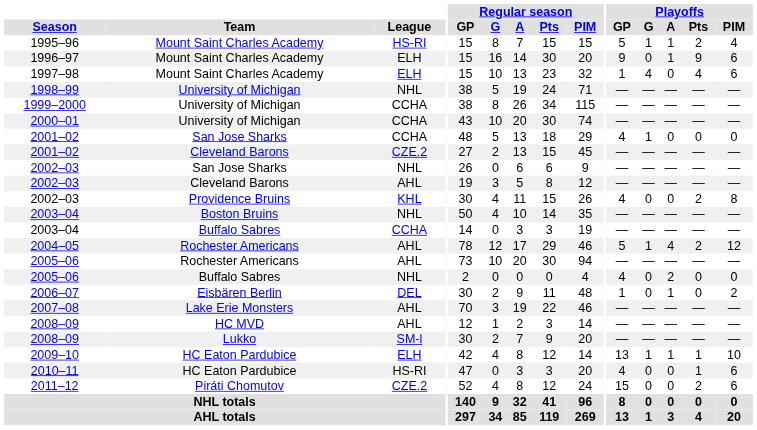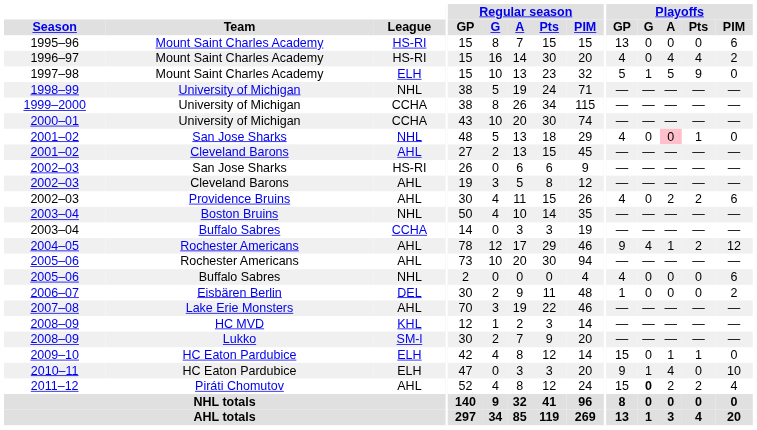(622, 43) 5 -> (622, 43) 13
(649, 43) 1 -> (649, 43) 0
(671, 43) 1 -> (671, 43) 0
(698, 43) 2 -> (698, 43) 0
(734, 43) 4 -> (734, 43) 6
(409, 58) ELH -> (409, 58) HS-RI
(622, 58) 9 -> (622, 58) 4
(671, 58) 1 -> (671, 58) 4
(698, 58) 9 -> (698, 58) 4
(734, 58) 6 -> (734, 58) 2
(622, 74) 1 -> (622, 74) 5
(649, 74) 4 -> (649, 74) 1
(671, 74) 0 -> (671, 74) 5
(698, 74) 4 -> (698, 74) 9
(734, 74) 6 -> (734, 74) 0
(409, 136) CCHA -> (409, 136) NHL
(649, 136) 1 -> (649, 136) 0
(671, 136) no background -> (671, 136) pink background
(698, 136) 0 -> (698, 136) 1
(409, 152) CZE.2 -> (409, 152) AHL
(409, 167) NHL -> (409, 167) HS-RI
(409, 199) KHL -> (409, 199) AHL
(671, 199) 0 -> (671, 199) 2
(734, 199) 8 -> (734, 199) 6
(622, 245) 5 -> (622, 245) 9
(649, 245) 1 -> (649, 245) 4
(671, 245) 4 -> (671, 245) 1
(671, 277) 2 -> (671, 277) 0
(734, 277) 0 -> (734, 277) 6
(671, 292) 1 -> (671, 292) 0
(409, 323) AHL -> (409, 323) KHL
(622, 355) 13 -> (622, 355) 15
(649, 355) 1 -> (649, 355) 0
(734, 355) 10 -> (734, 355) 0
(409, 370) HS-RI -> (409, 370) ELH
(622, 370) 4 -> (622, 370) 9
(649, 370) 0 -> (649, 370) 1
(671, 370) 0 -> (671, 370) 4
(698, 370) 1 -> (698, 370) 0
(734, 370) 6 -> (734, 370) 10
(409, 386) CZE.2 -> (409, 386) AHL
(649, 386) normal -> (649, 386) bold
(671, 386) 0 -> (671, 386) 2
(734, 386) 6 -> (734, 386) 4
